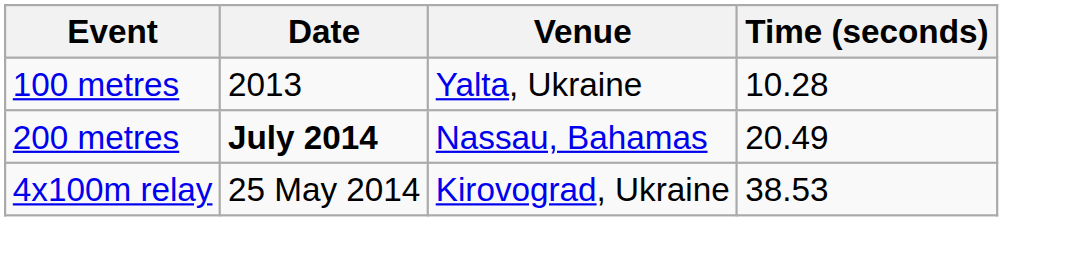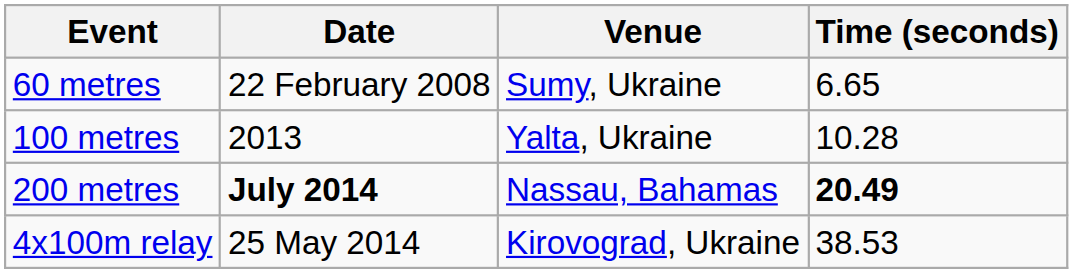+ row: (87, 84)
(787, 137) normal -> (857, 190) bold
